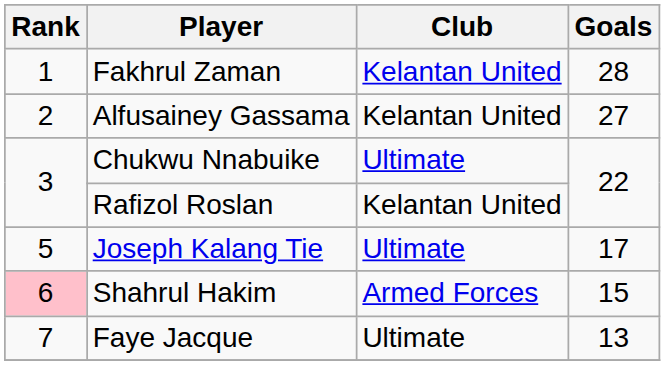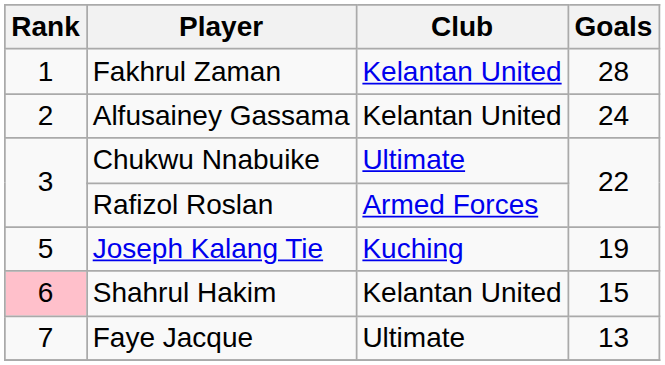(613, 115) 27 -> (613, 115) 24
(462, 204) Kelantan United -> (450, 204) Armed Forces
(414, 248) Ultimate -> (413, 248) Kuching
(613, 248) 17 -> (613, 248) 19
(450, 293) Armed Forces -> (462, 293) Kelantan United
